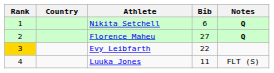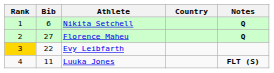columns swapped: (205, 11) <-> (62, 11)
(243, 62) normal -> (243, 62) bold
